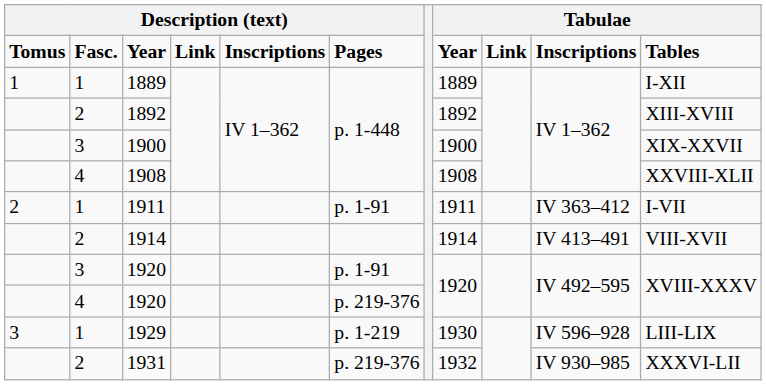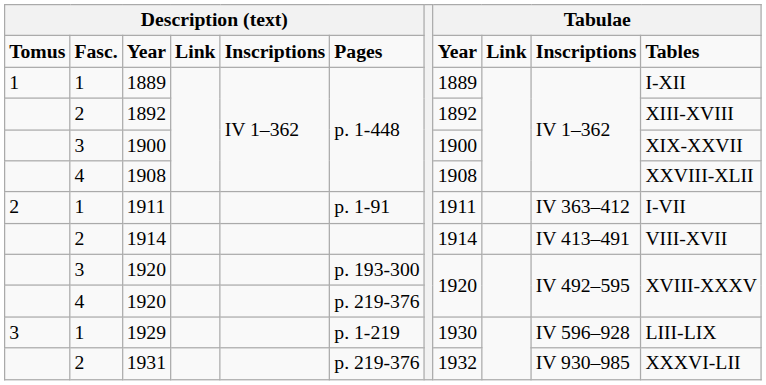(362, 269) p. 1-91 -> (377, 269) p. 193-300
